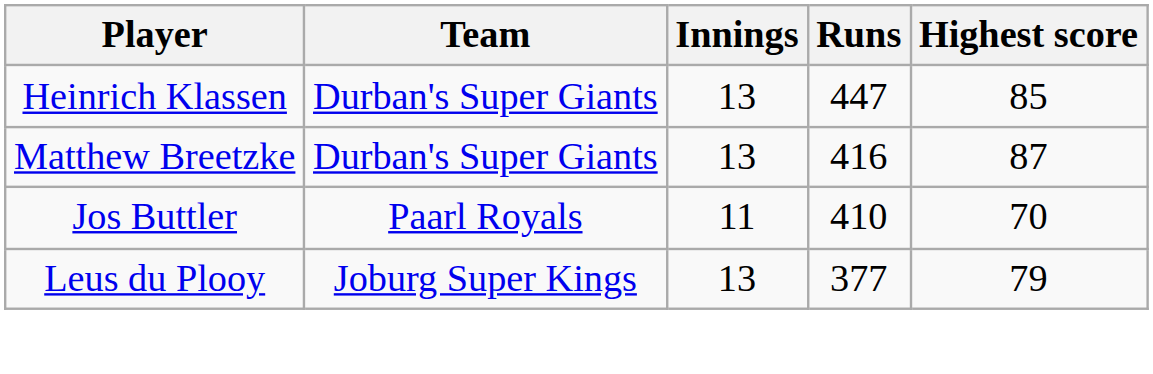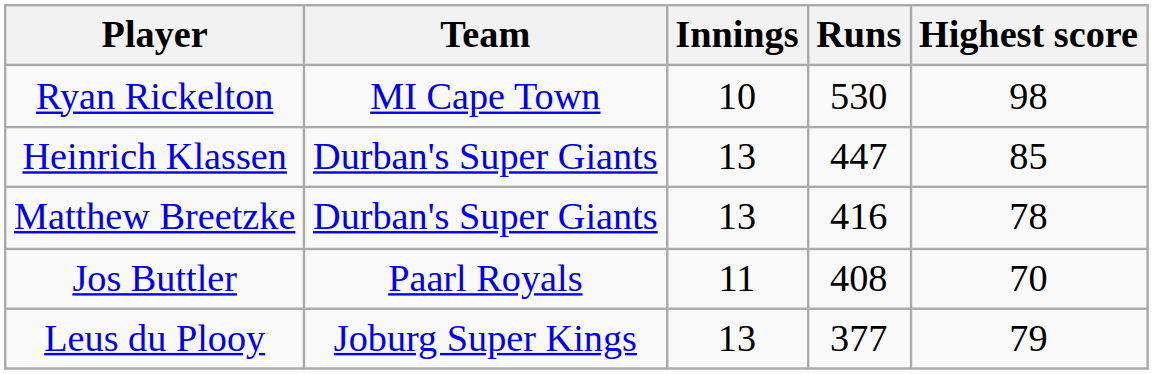+ row: (155, 95)
(1028, 156) 87 -> (1028, 216) 78
(859, 216) 410 -> (859, 277) 408
